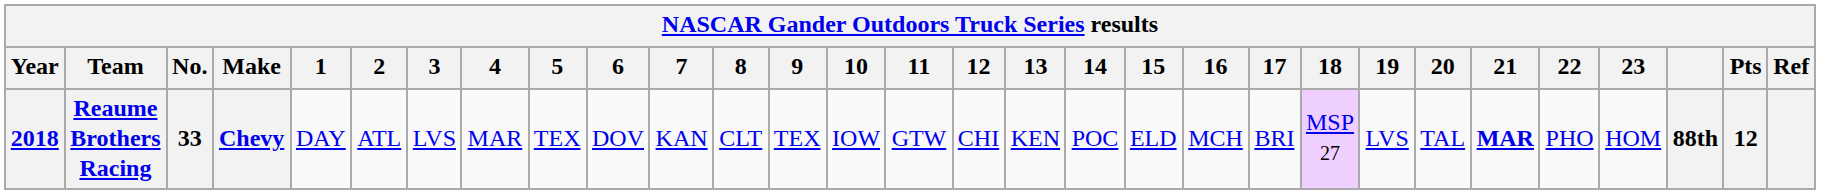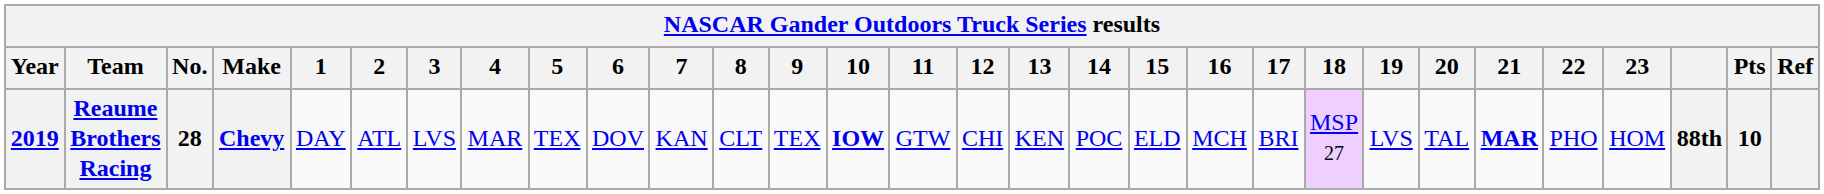(35, 138) 2018 -> (35, 138) 2019
(190, 138) 33 -> (190, 138) 28
(856, 138) normal -> (858, 138) bold
(1746, 138) 12 -> (1750, 138) 10
